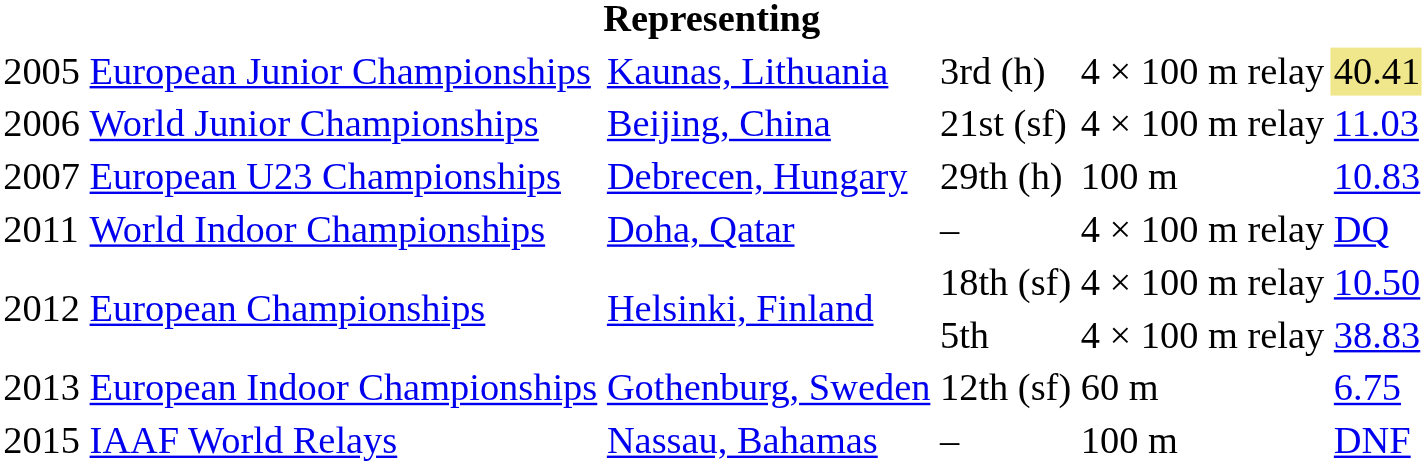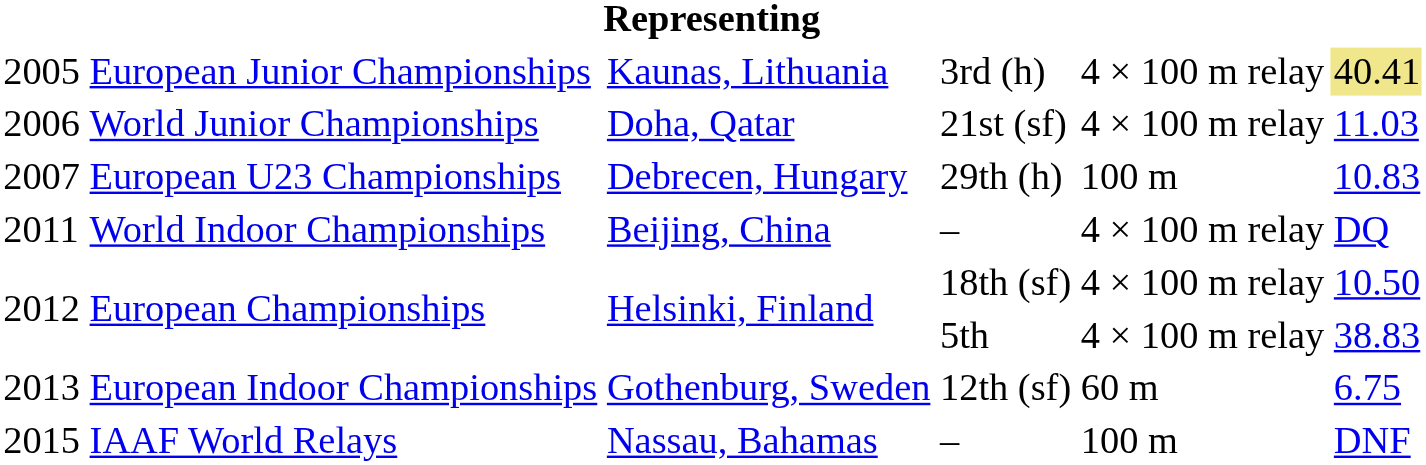(719, 123) Beijing, China -> (701, 123) Doha, Qatar
(701, 229) Doha, Qatar -> (719, 229) Beijing, China
